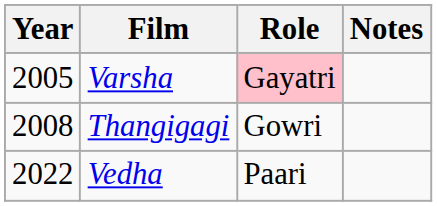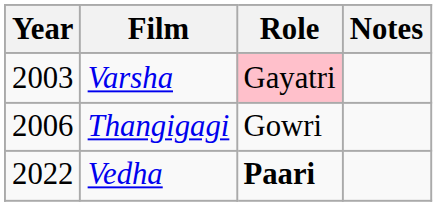(43, 77) 2005 -> (43, 77) 2003
(43, 126) 2008 -> (43, 126) 2006
(275, 175) normal -> (279, 175) bold
